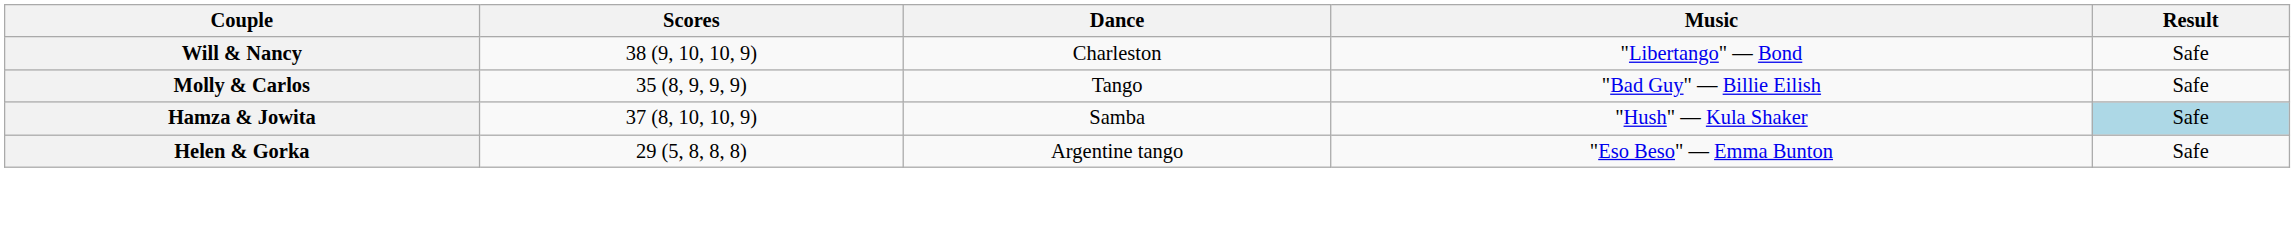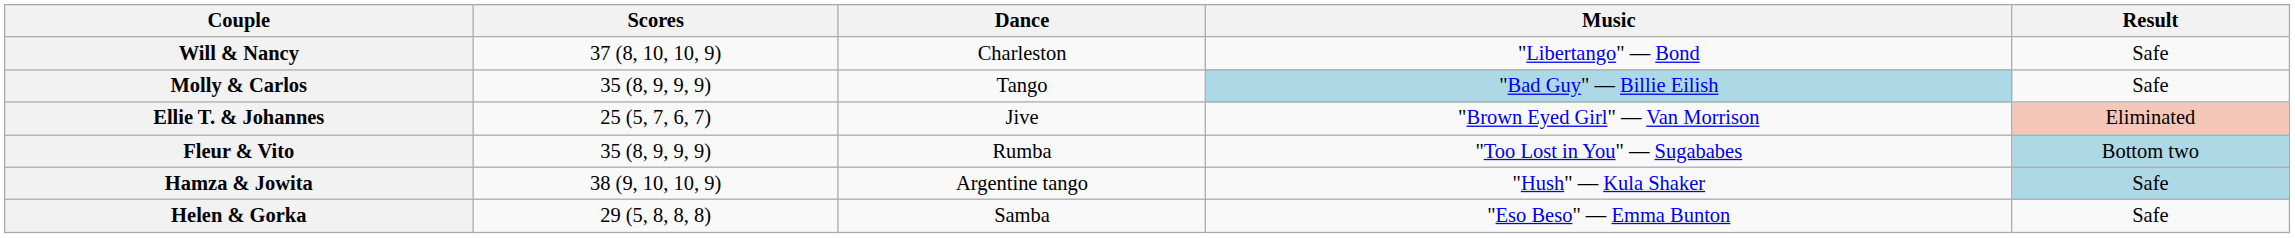(691, 53) 38 (9, 10, 10, 9) -> (656, 53) 37 (8, 10, 10, 9)
(1711, 85) no background -> (1609, 85) lightblue background
+ row: (239, 118)
+ row: (239, 150)
(691, 118) 37 (8, 10, 10, 9) -> (656, 183) 38 (9, 10, 10, 9)
(1117, 118) Samba -> (1022, 183) Argentine tango
(1117, 150) Argentine tango -> (1022, 215) Samba
